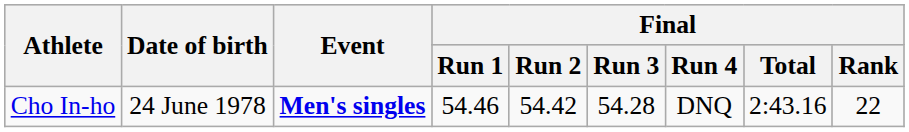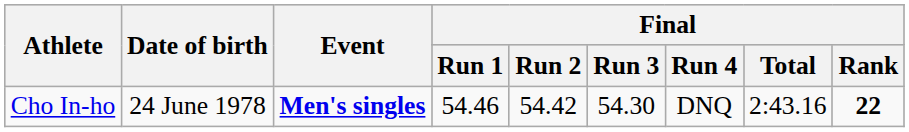(626, 106) 54.28 -> (626, 106) 54.30
(868, 106) normal -> (868, 106) bold
